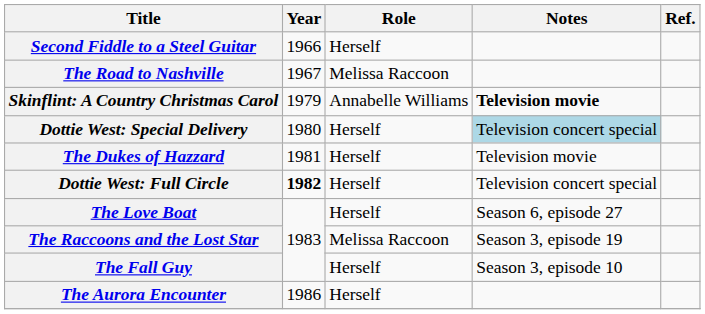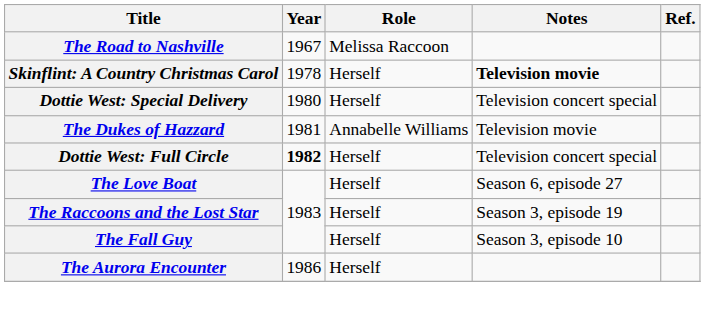- row: (143, 45)
(304, 101) 1979 -> (304, 73) 1978
(399, 101) Annabelle Williams -> (355, 73) Herself
(567, 128) lightblue background -> (567, 101) no background
(355, 156) Herself -> (399, 128) Annabelle Williams
(389, 239) Melissa Raccoon -> (355, 211) Herself
